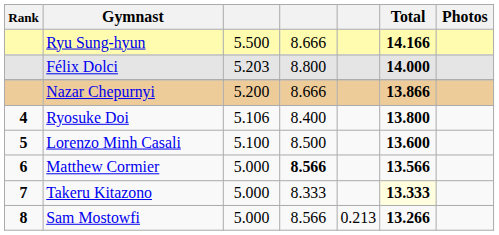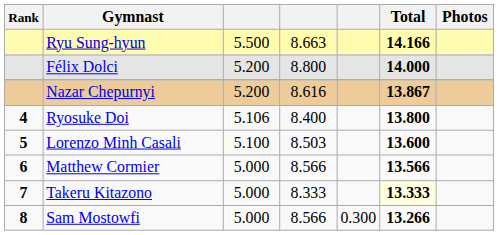(308, 42) 8.666 -> (308, 42) 8.663
(252, 67) 5.203 -> (252, 67) 5.200
(308, 92) 8.666 -> (308, 92) 8.616
(408, 92) 13.866 -> (408, 92) 13.867
(308, 142) 8.500 -> (308, 142) 8.503
(308, 167) bold -> (308, 167) normal
(358, 218) 0.213 -> (358, 218) 0.300
